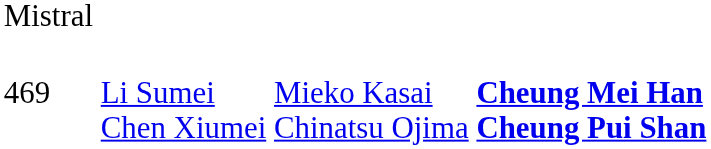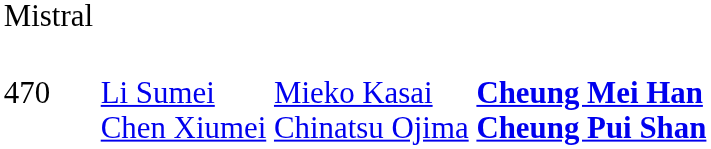(27, 92) 469 -> (27, 92) 470
